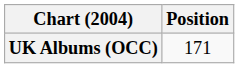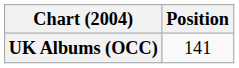(198, 47) 171 -> (198, 47) 141
